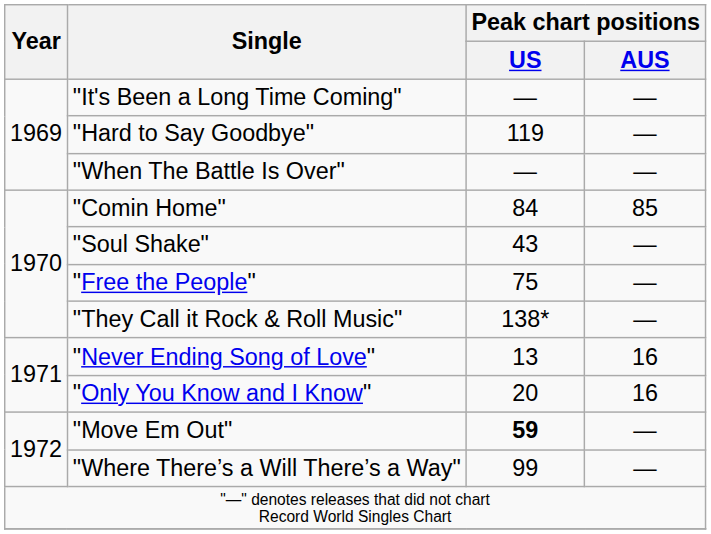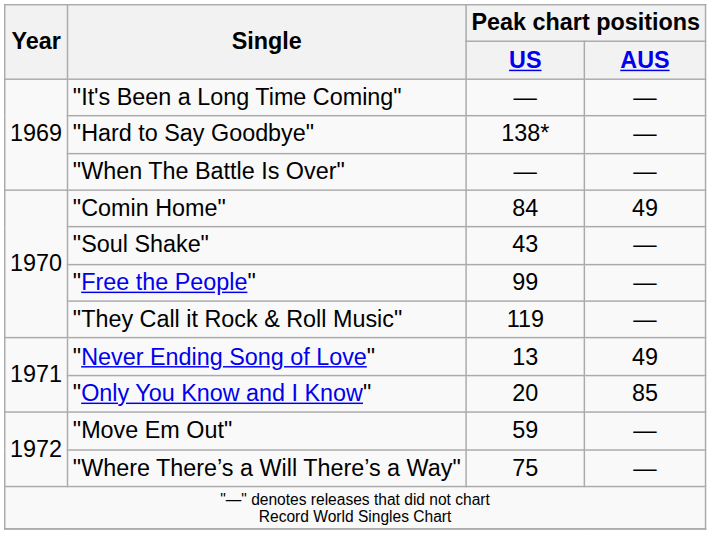(525, 134) 119 -> (525, 134) 138*
(645, 208) 85 -> (645, 208) 49
(525, 282) 75 -> (525, 282) 99
(525, 319) 138* -> (525, 319) 119
(645, 356) 16 -> (645, 356) 49
(645, 393) 16 -> (645, 393) 85
(525, 430) bold -> (525, 430) normal
(525, 467) 99 -> (525, 467) 75
